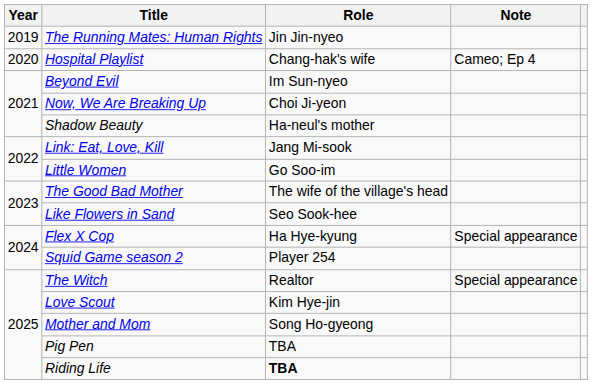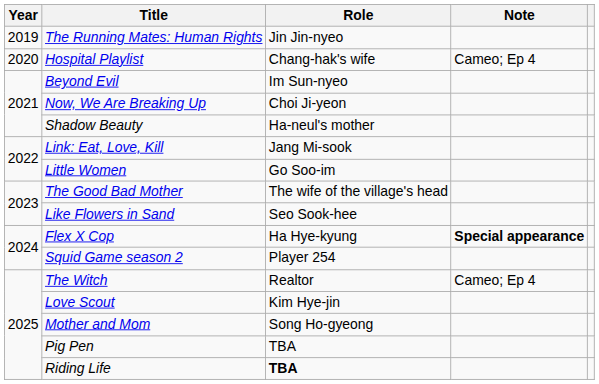(516, 236) normal -> (519, 236) bold
(516, 280) Special appearance -> (495, 280) Cameo; Ep 4
